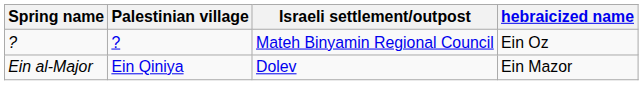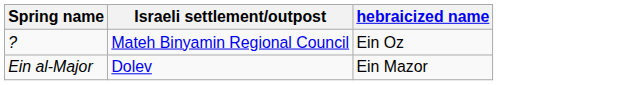- column: (180, 17)
